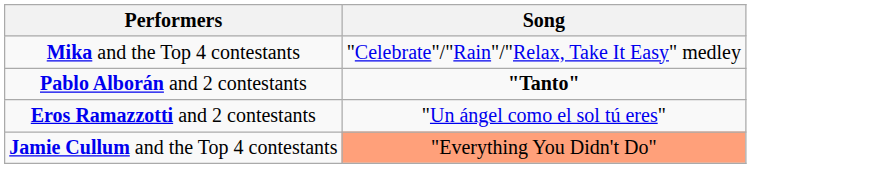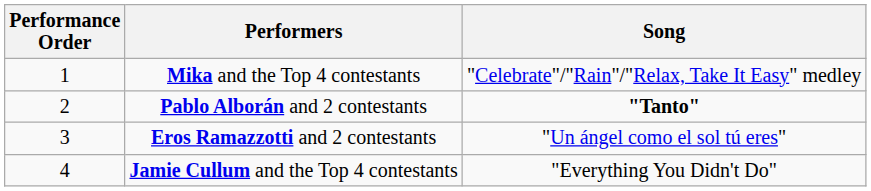+ column: (65, 31)
(544, 147) lightsalmon background -> (664, 169) no background
